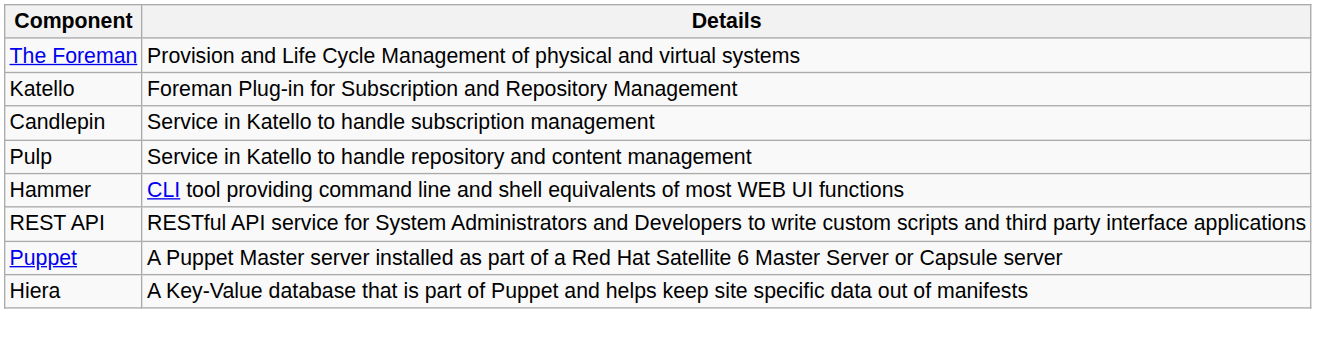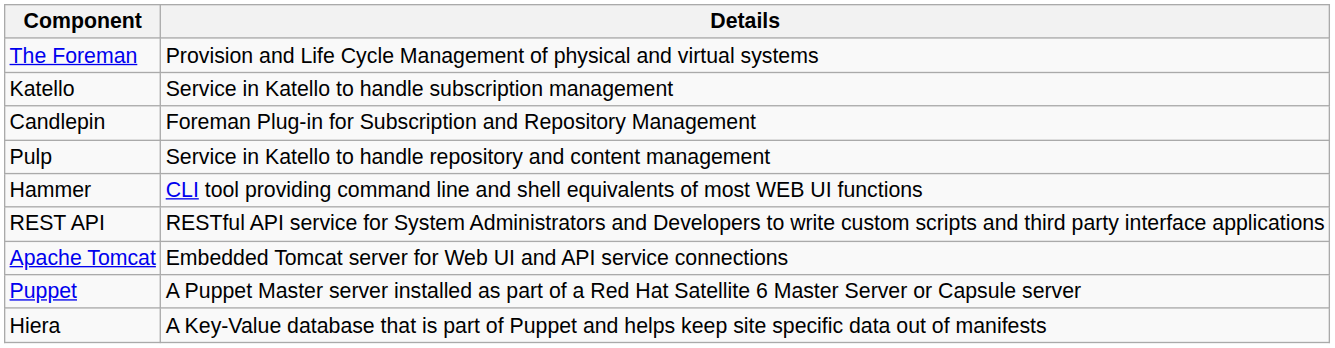(442, 88) Foreman Plug-in for Subscription and Repository Management -> (419, 88) Service in Katello to handle subscription management
(401, 122) Service in Katello to handle subscription management -> (461, 122) Foreman Plug-in for Subscription and Repository Management
+ row: (83, 257)
